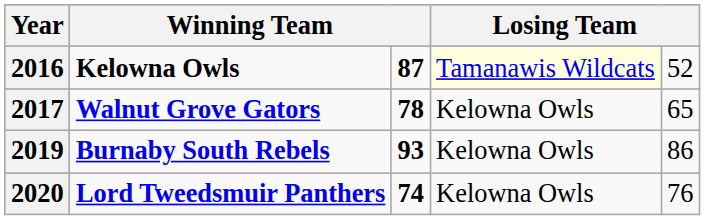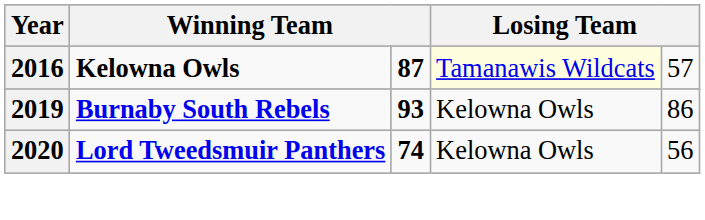(680, 67) 52 -> (680, 67) 57
- row: (37, 109)
(680, 192) 76 -> (680, 151) 56
